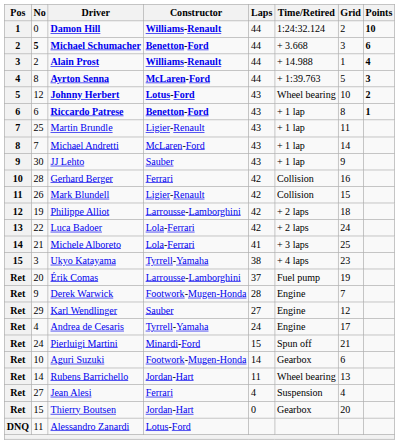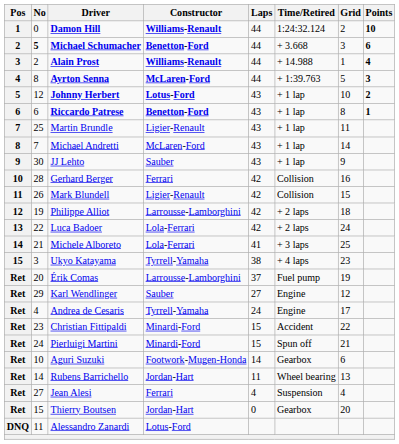(306, 95) Wheel bearing -> (291, 95) + 1 lap
- row: (82, 294)
+ row: (89, 327)
